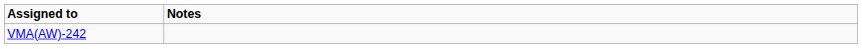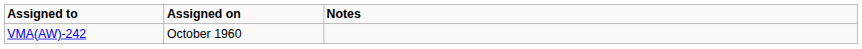+ column: (204, 14)
